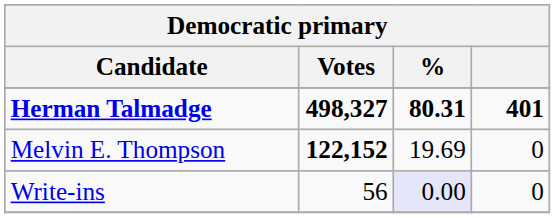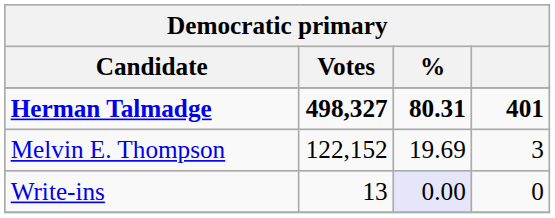(347, 150) bold -> (347, 150) normal
(538, 150) 0 -> (538, 150) 3
(375, 191) 56 -> (375, 191) 13
